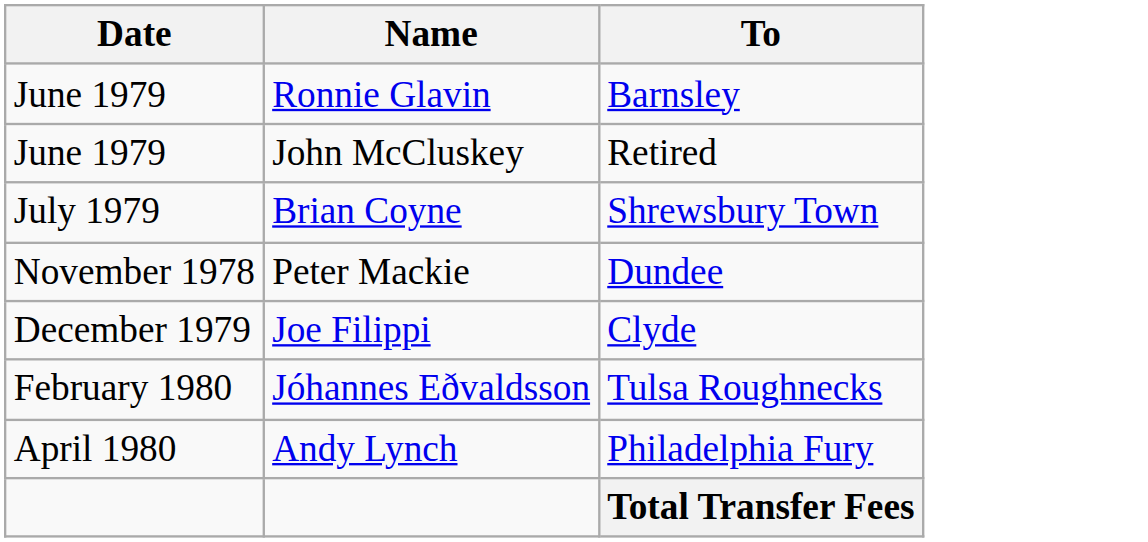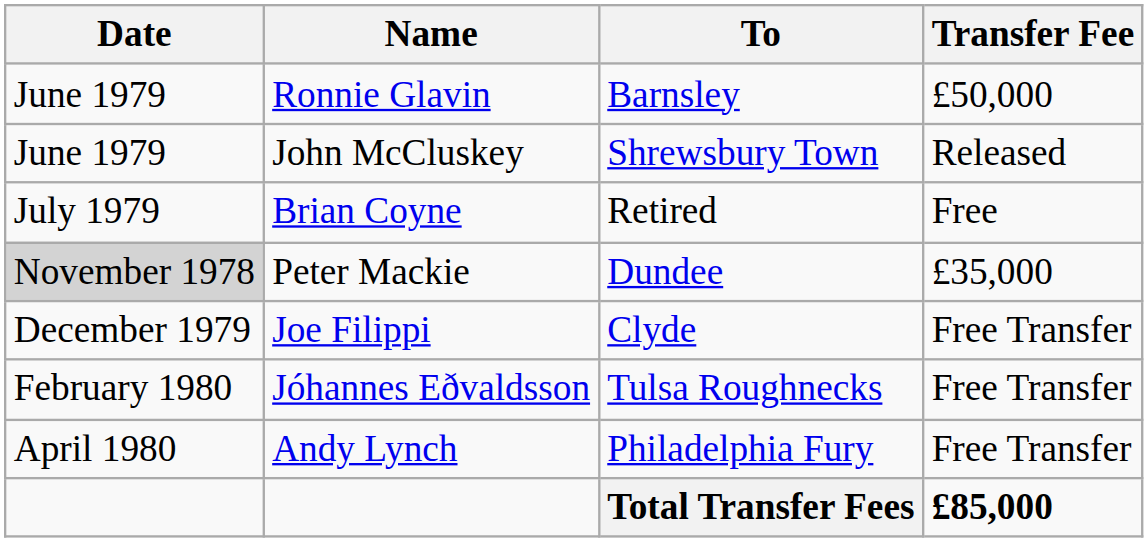+ column: (1033, 34)
(662, 152) Retired -> (743, 152) Shrewsbury Town
(743, 211) Shrewsbury Town -> (662, 211) Retired
(134, 270) no background -> (134, 270) lightgrey background
